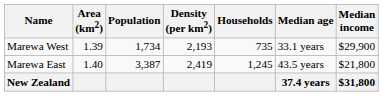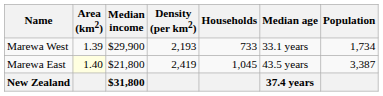columns swapped: (134, 21) <-> (357, 21)
(264, 46) 735 -> (249, 46) 733
(93, 64) no background -> (93, 64) lightyellow background
(260, 64) 1,245 -> (244, 64) 1,045
